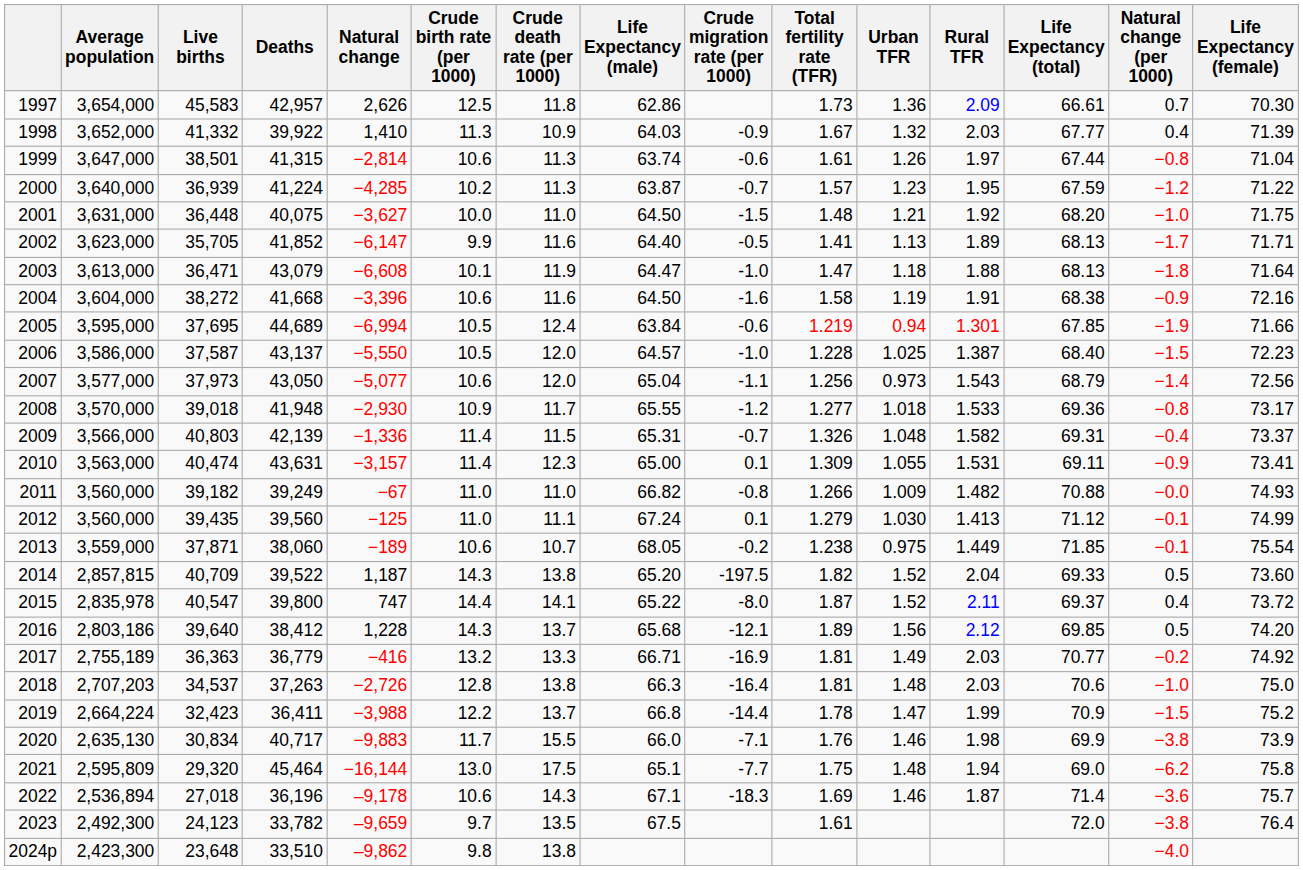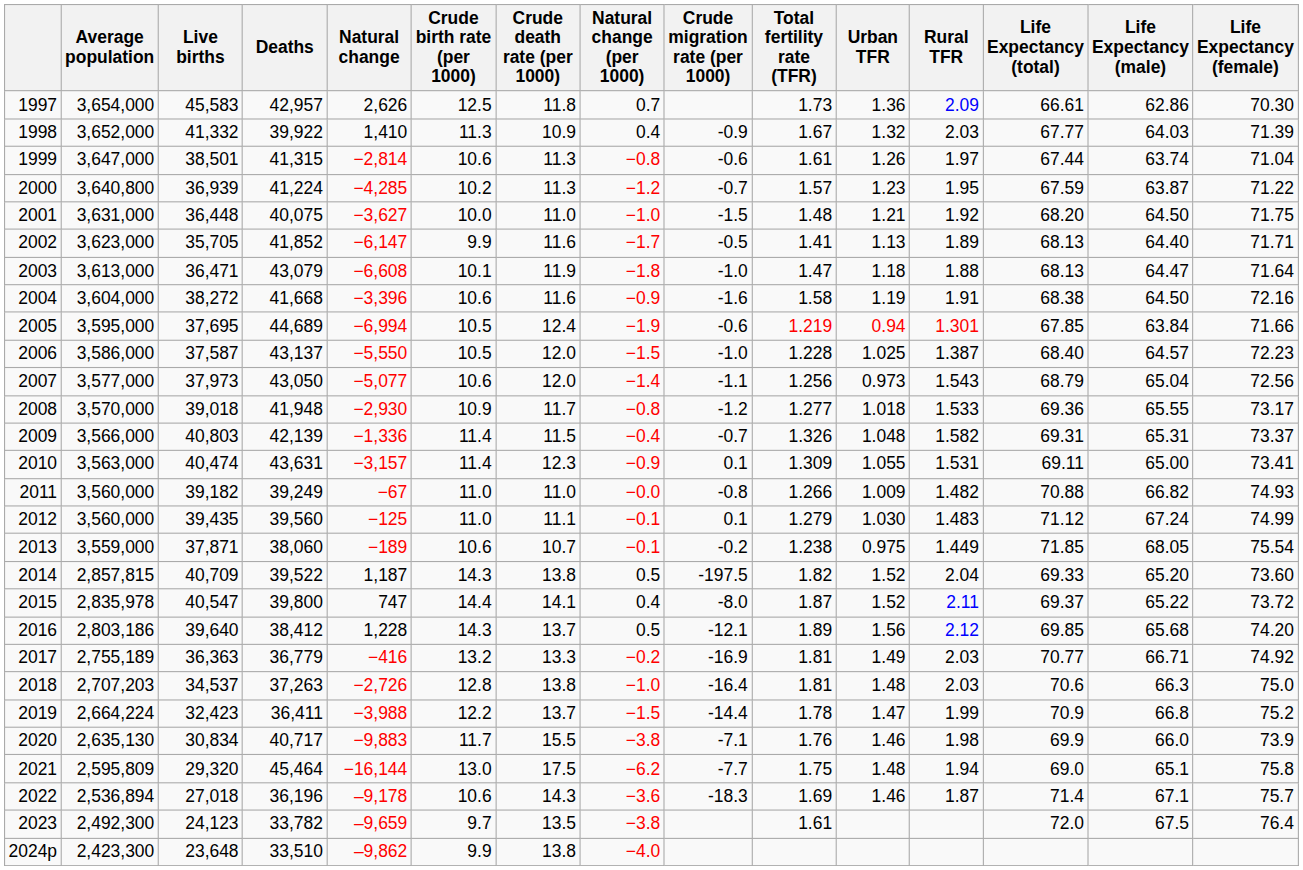columns swapped: (1151, 47) <-> (632, 47)
(115, 187) 3,640,000 -> (115, 187) 3,640,800
(978, 519) 1.413 -> (957, 519) 1.483
(479, 851) 9.8 -> (479, 851) 9.9
